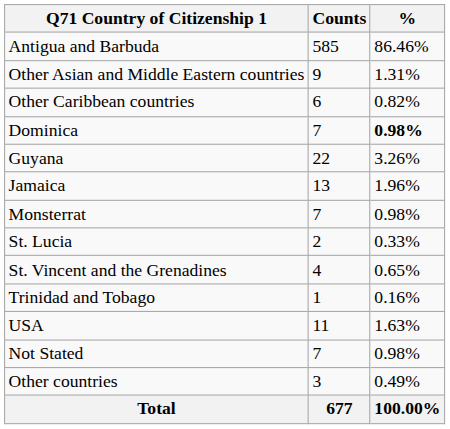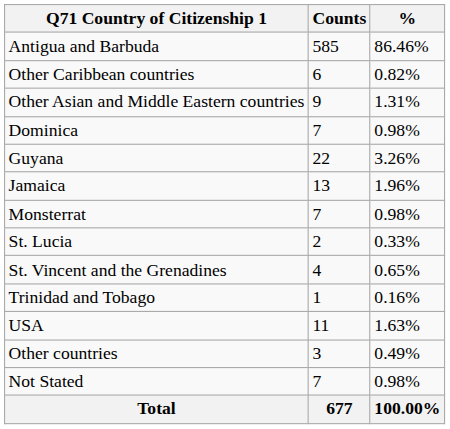rows swapped: (101, 102) <-> (156, 74)
(399, 130) bold -> (397, 130) normal
rows swapped: (63, 381) <-> (46, 353)
